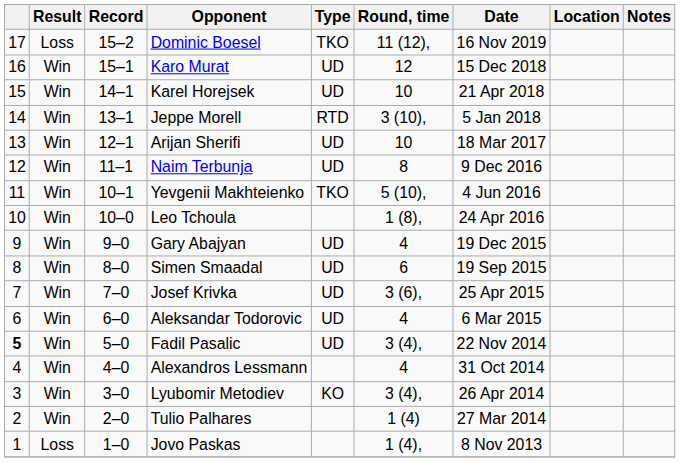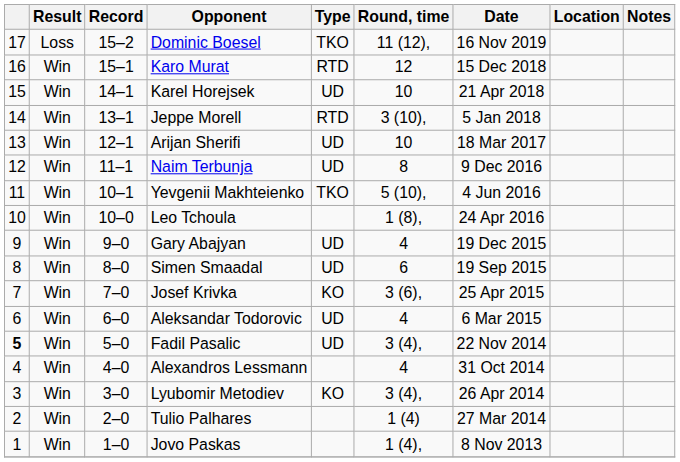(333, 67) UD -> (333, 67) RTD
(333, 293) UD -> (333, 293) KO
(57, 444) Loss -> (57, 444) Win
